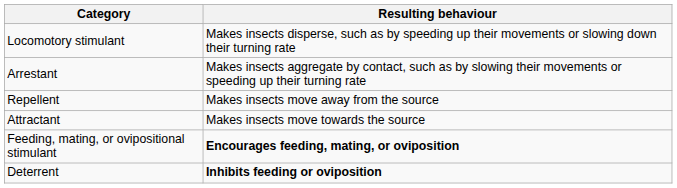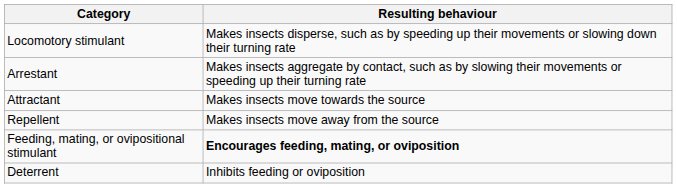rows swapped: (34, 120) <-> (33, 100)
(294, 173) bold -> (285, 173) normal
